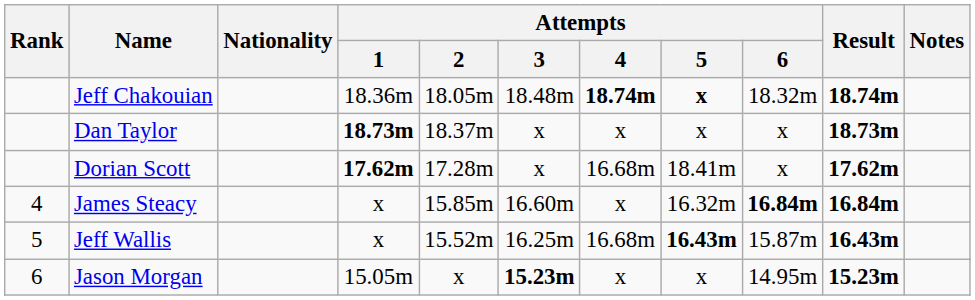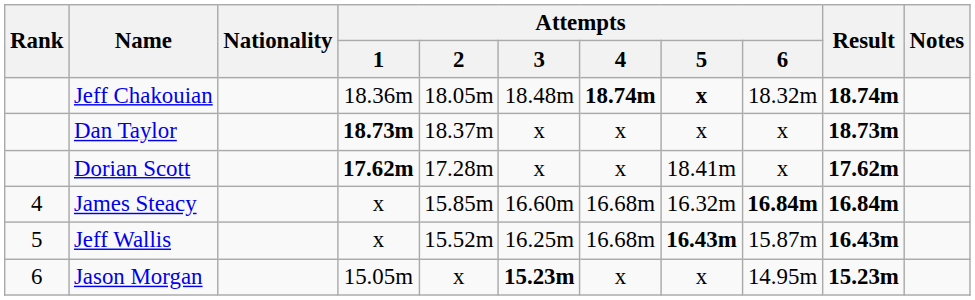(620, 167) 16.68m -> (620, 167) x
(620, 204) x -> (620, 204) 16.68m
